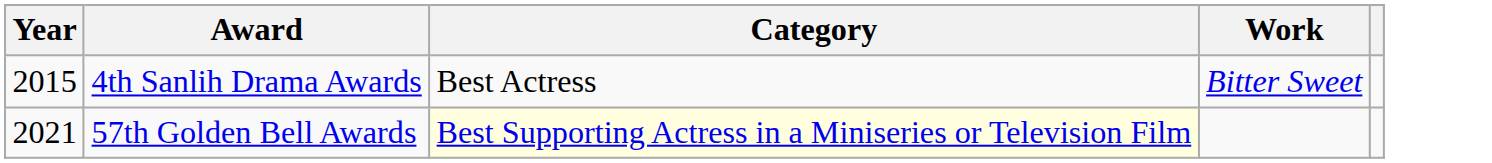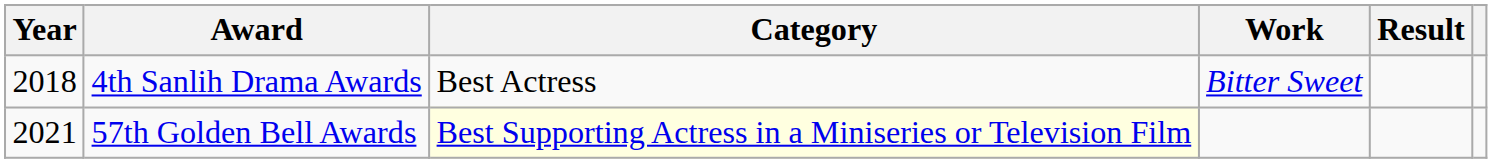+ column: (1421, 30)
(45, 81) 2015 -> (45, 81) 2018
